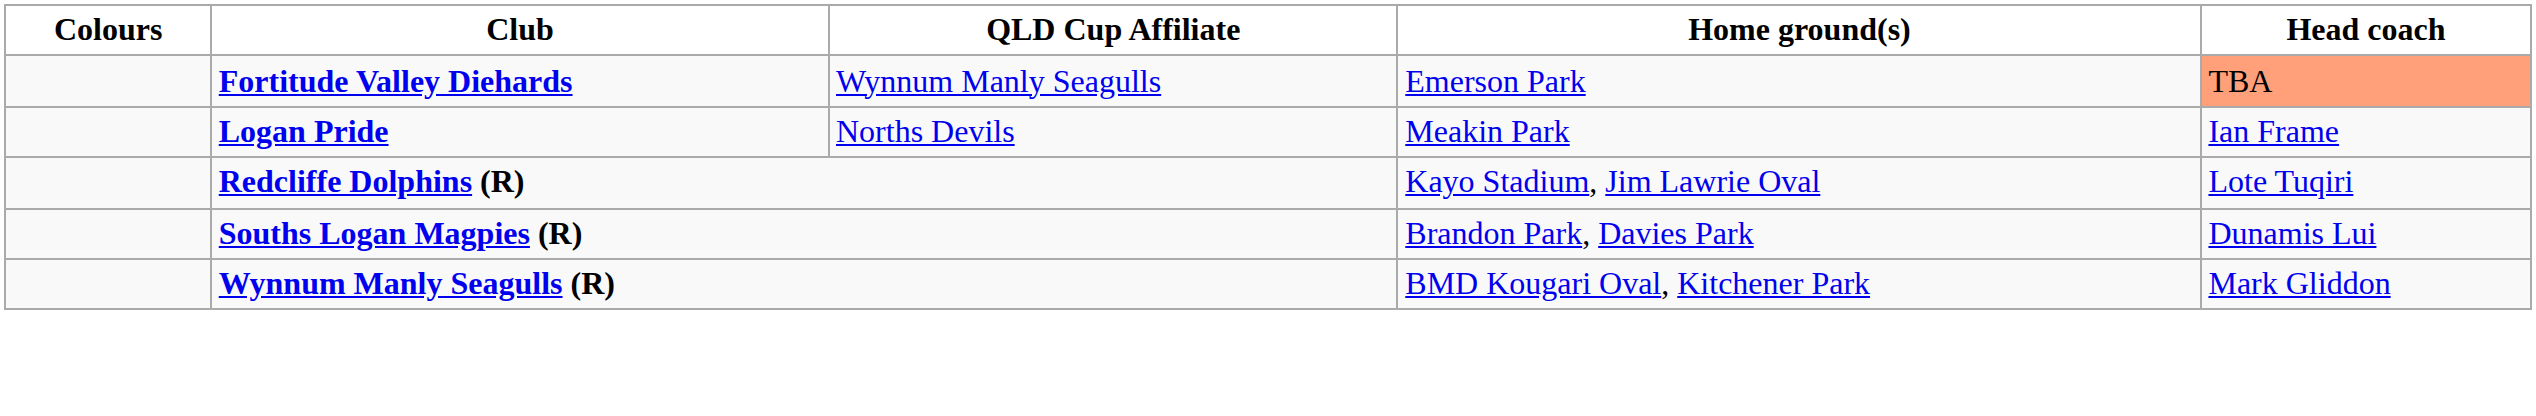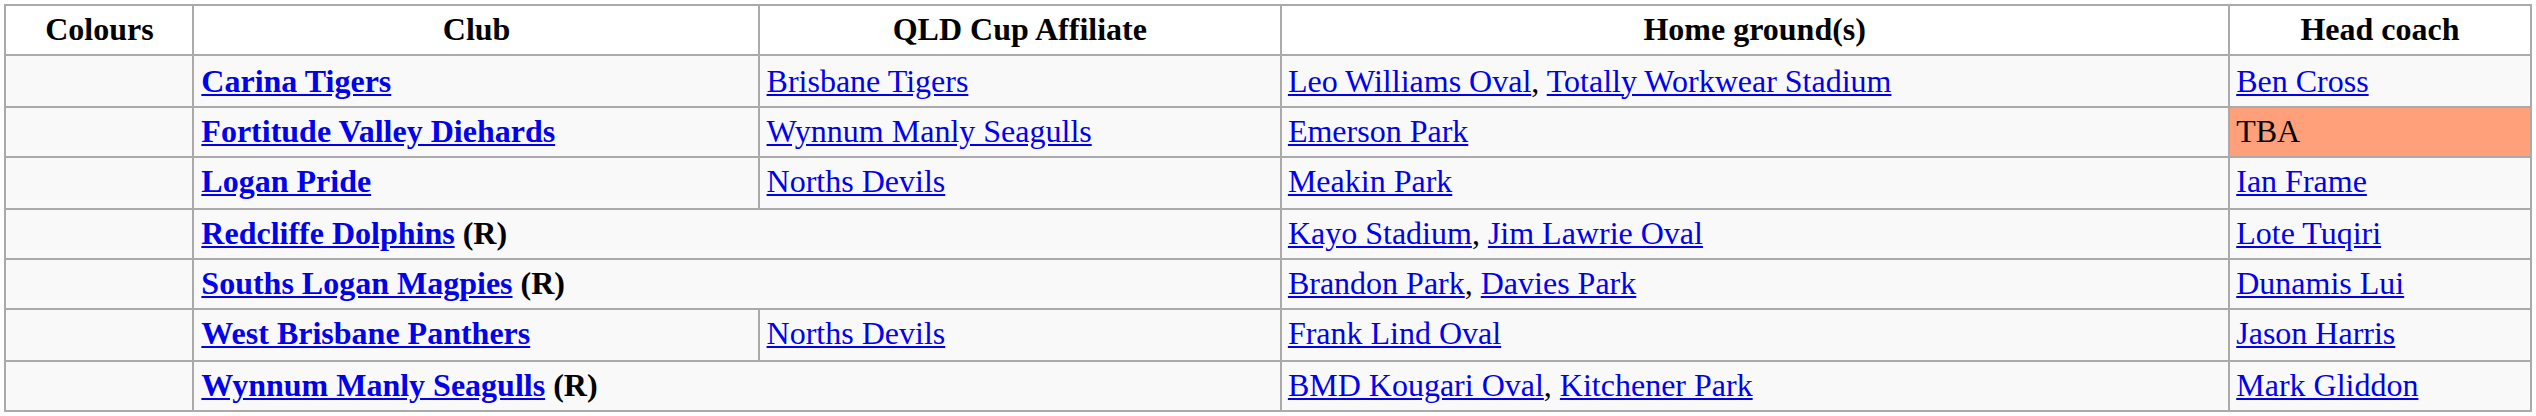+ row: (296, 80)
+ row: (366, 334)
